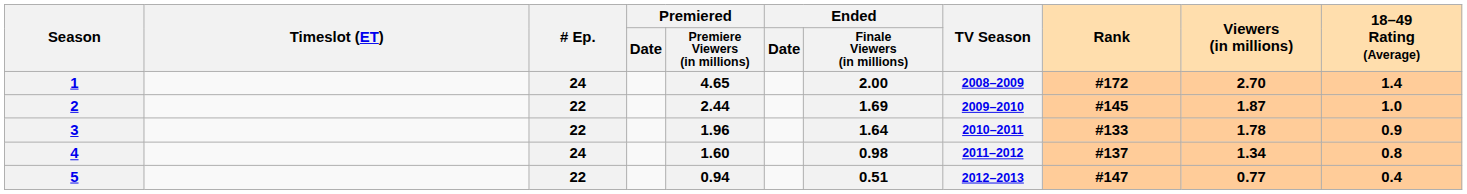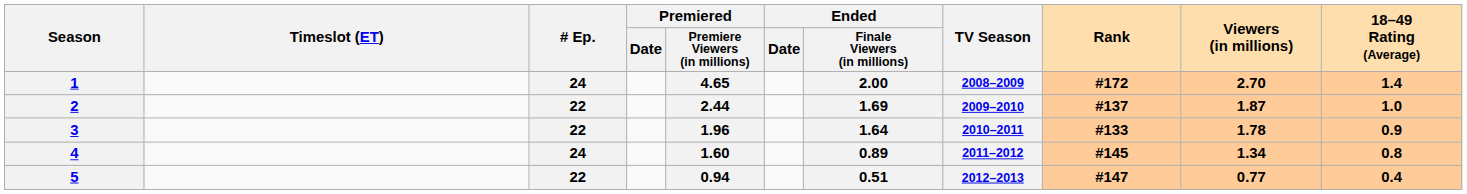(1112, 106) #145 -> (1112, 106) #137
(873, 153) 0.98 -> (873, 153) 0.89
(1112, 153) #137 -> (1112, 153) #145
